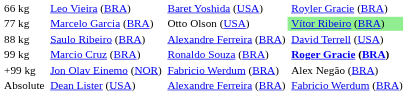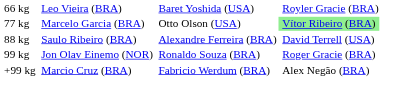(94, 54) Marcio Cruz (BRA) -> (96, 54) Jon Olav Einemo (NOR)
(339, 54) bold -> (328, 54) normal
(105, 70) Jon Olav Einemo (NOR) -> (85, 70) Marcio Cruz (BRA)
- row: (24, 85)
